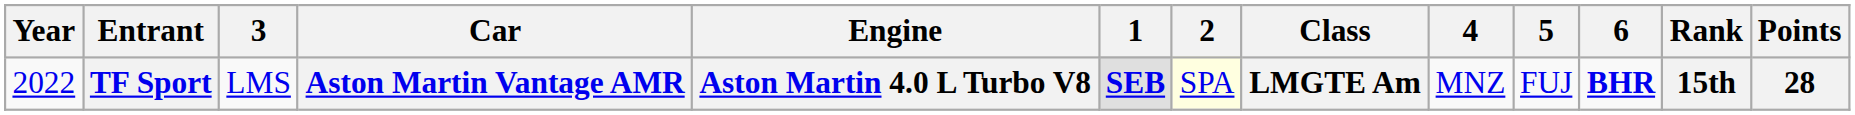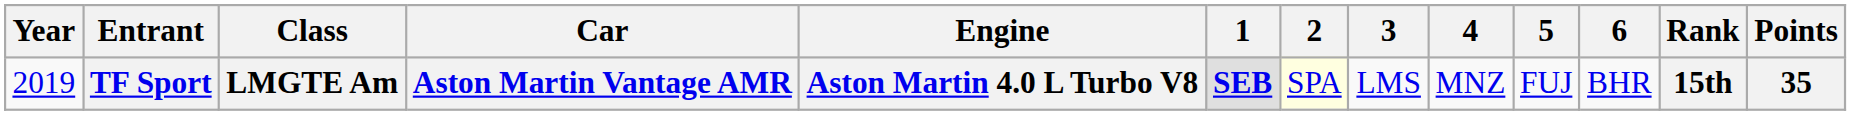columns swapped: (1335, 30) <-> (259, 30)
(44, 82) 2022 -> (44, 82) 2019
(1621, 82) bold -> (1619, 82) normal
(1800, 82) 28 -> (1796, 82) 35
